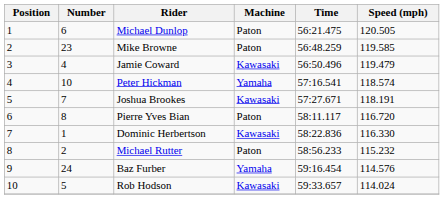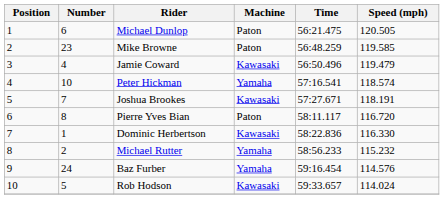(249, 151) Paton -> (254, 151) Yamaha
